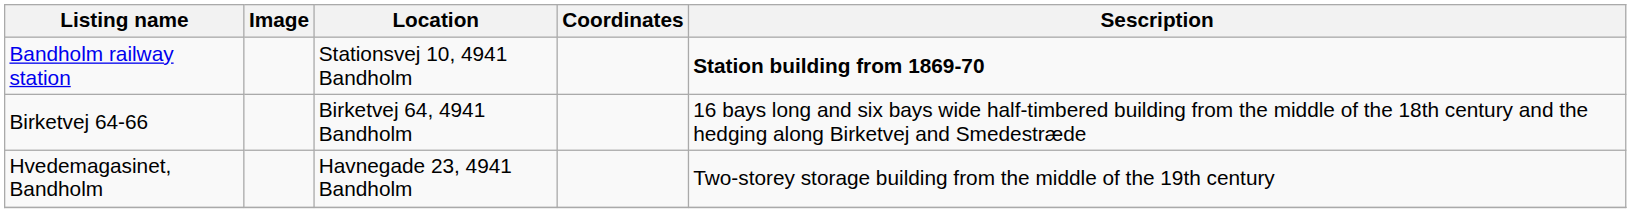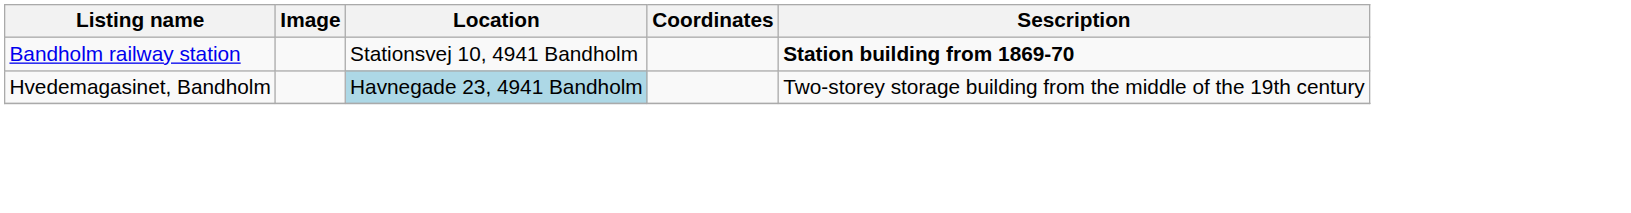- row: (79, 122)
(415, 178) no background -> (496, 86) lightblue background
